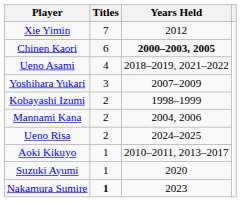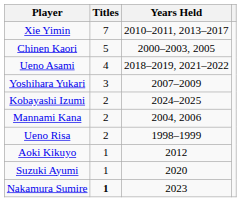(176, 30) 2012 -> (176, 30) 2010–2011, 2013–2017
(106, 48) 6 -> (106, 48) 5
(176, 48) bold -> (176, 48) normal
(176, 100) 1998–1999 -> (176, 100) 2024–2025
(176, 135) 2024–2025 -> (176, 135) 1998–1999
(176, 153) 2010–2011, 2013–2017 -> (176, 153) 2012
